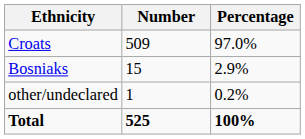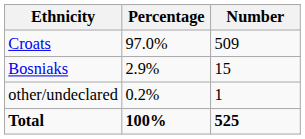columns swapped: (166, 17) <-> (255, 17)
